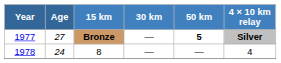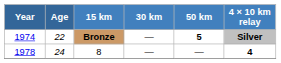(25, 37) 1977 -> (25, 37) 1974
(60, 37) 27 -> (60, 37) 22
(250, 52) normal -> (250, 52) bold
